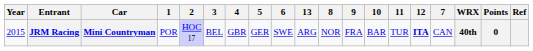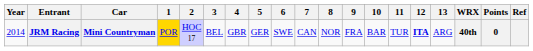columns swapped: (443, 12) <-> (307, 12)
(16, 33) 2015 -> (16, 33) 2014
(169, 33) no background -> (169, 33) gold background
